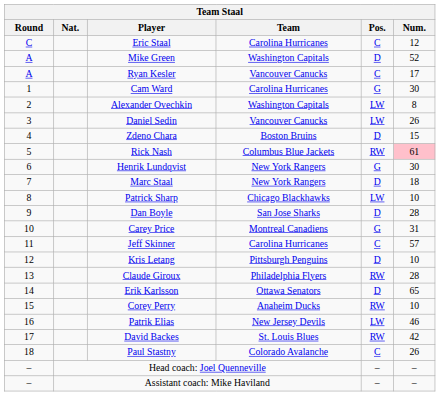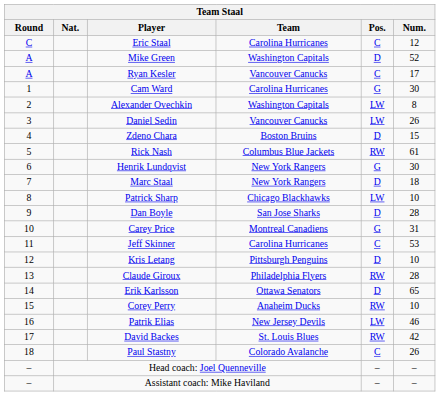(414, 151) pink background -> (414, 151) no background
(414, 244) 57 -> (414, 244) 53
